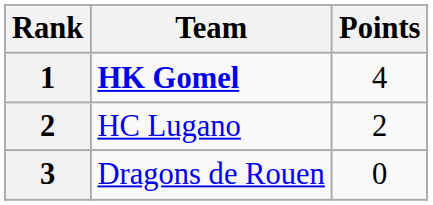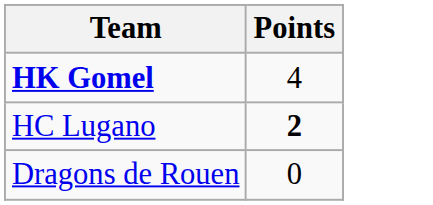- column: (48, 28)
(380, 125) normal -> (294, 125) bold
